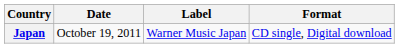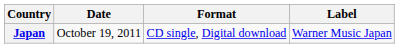columns swapped: (322, 14) <-> (196, 14)
